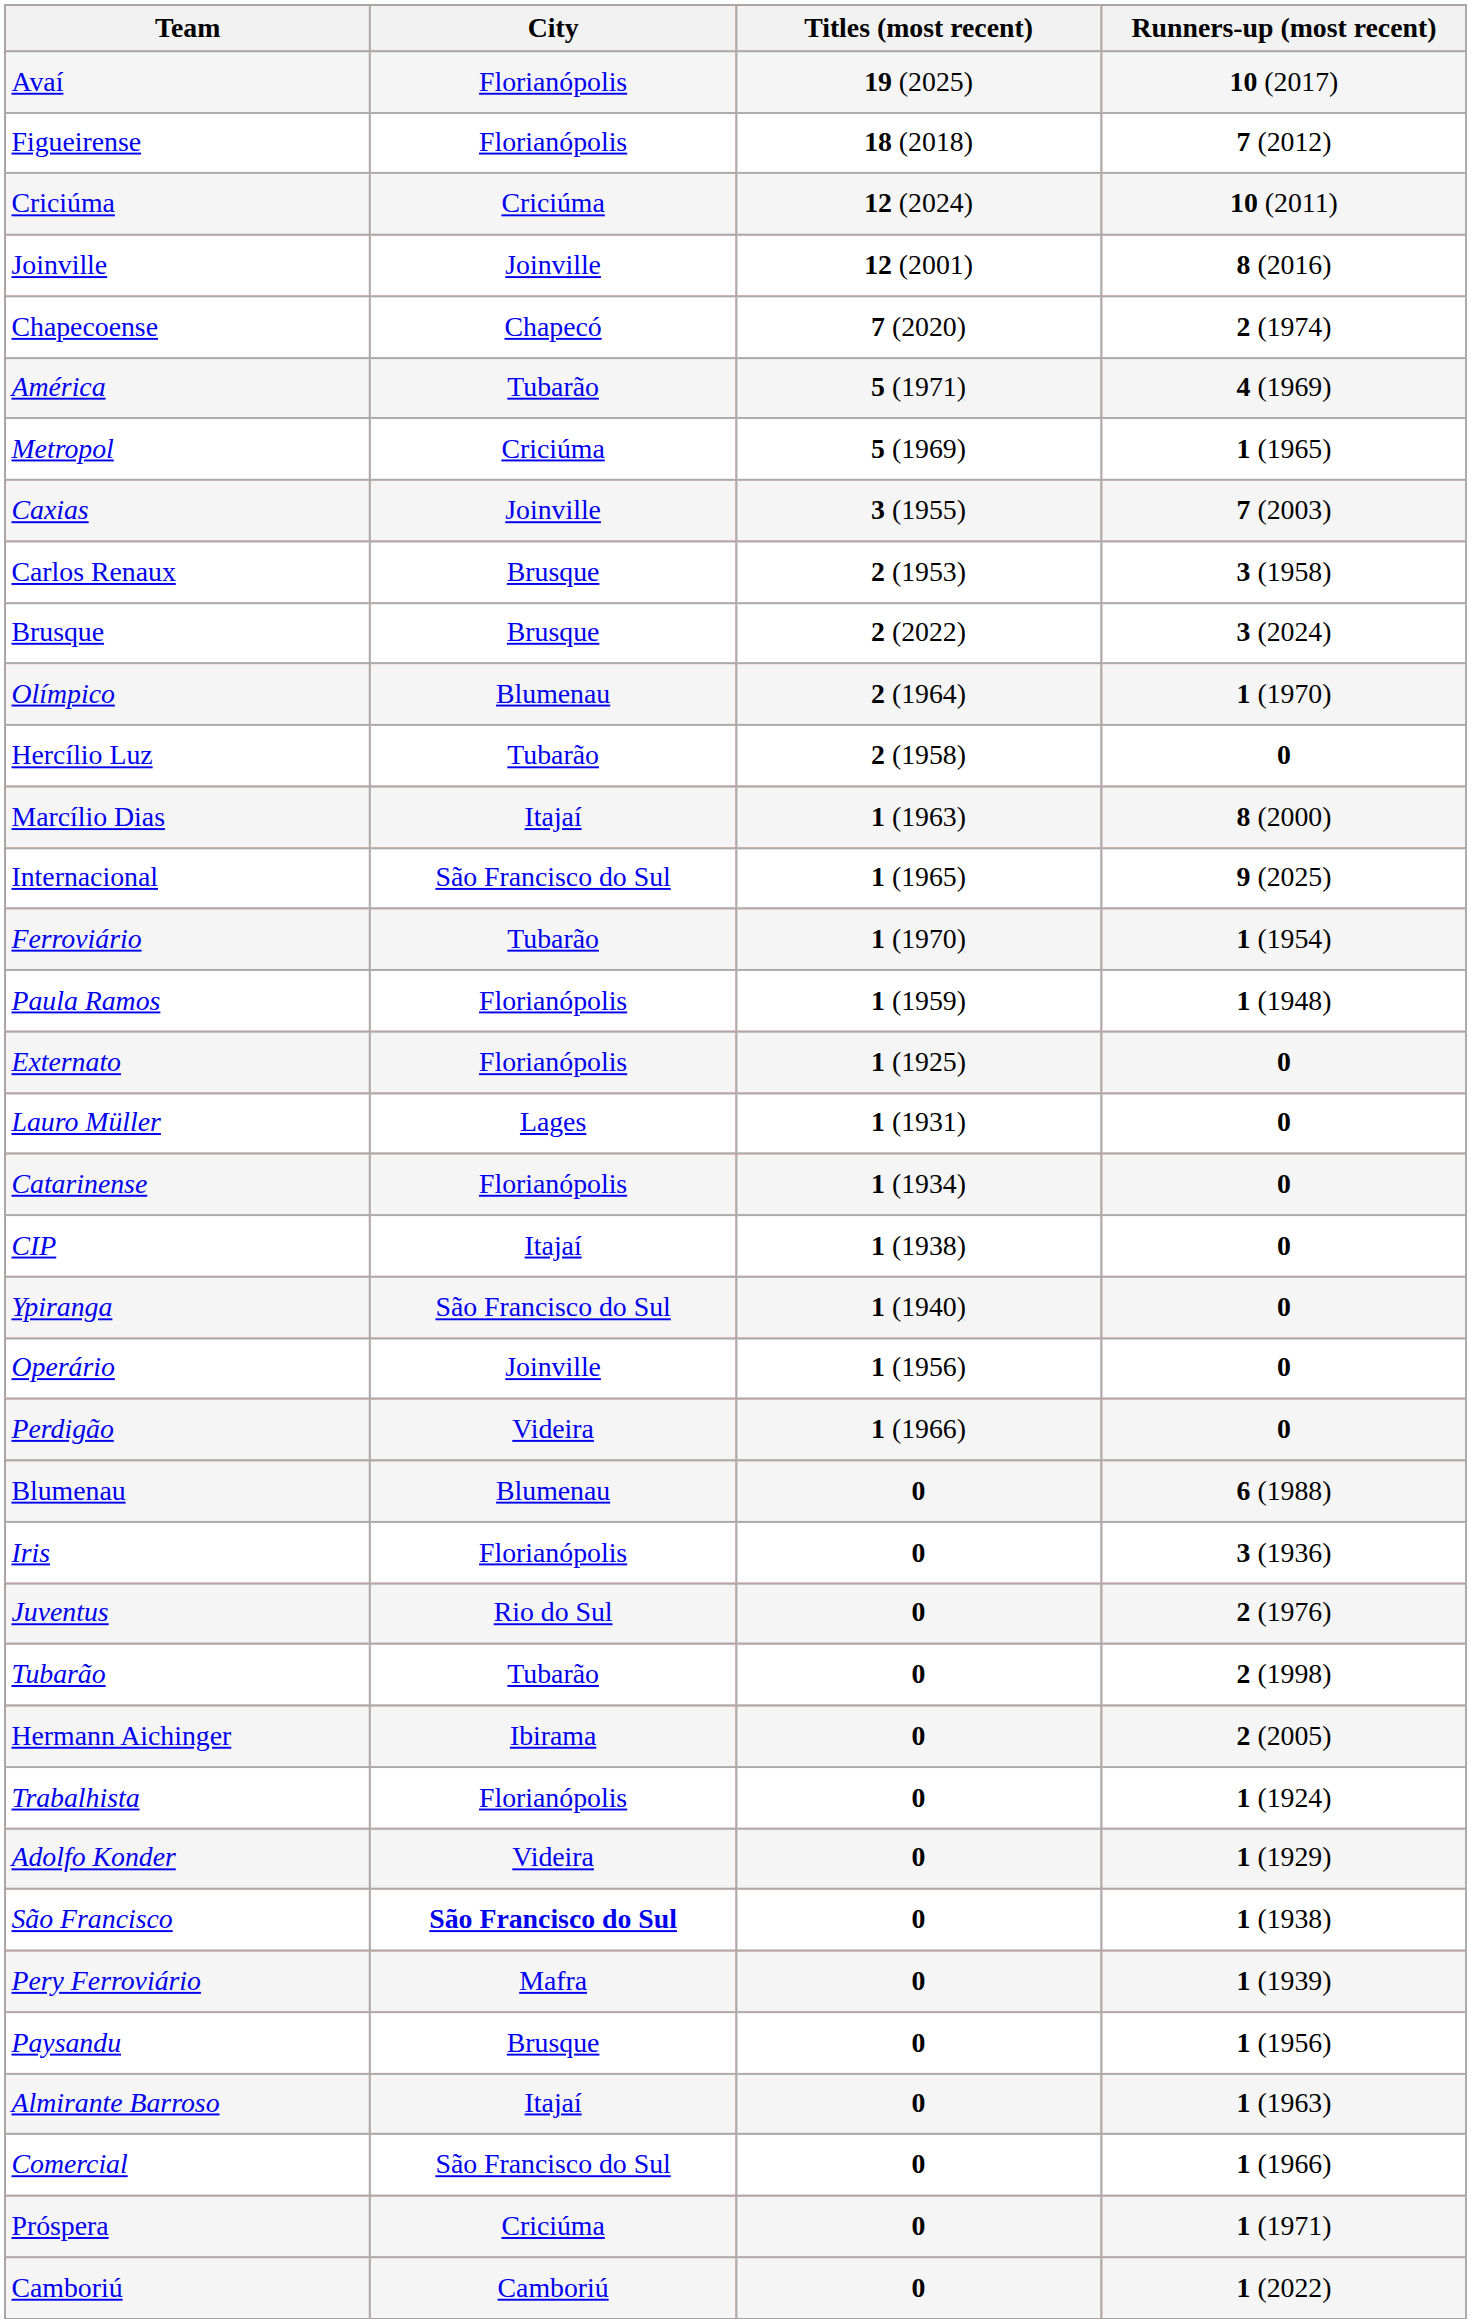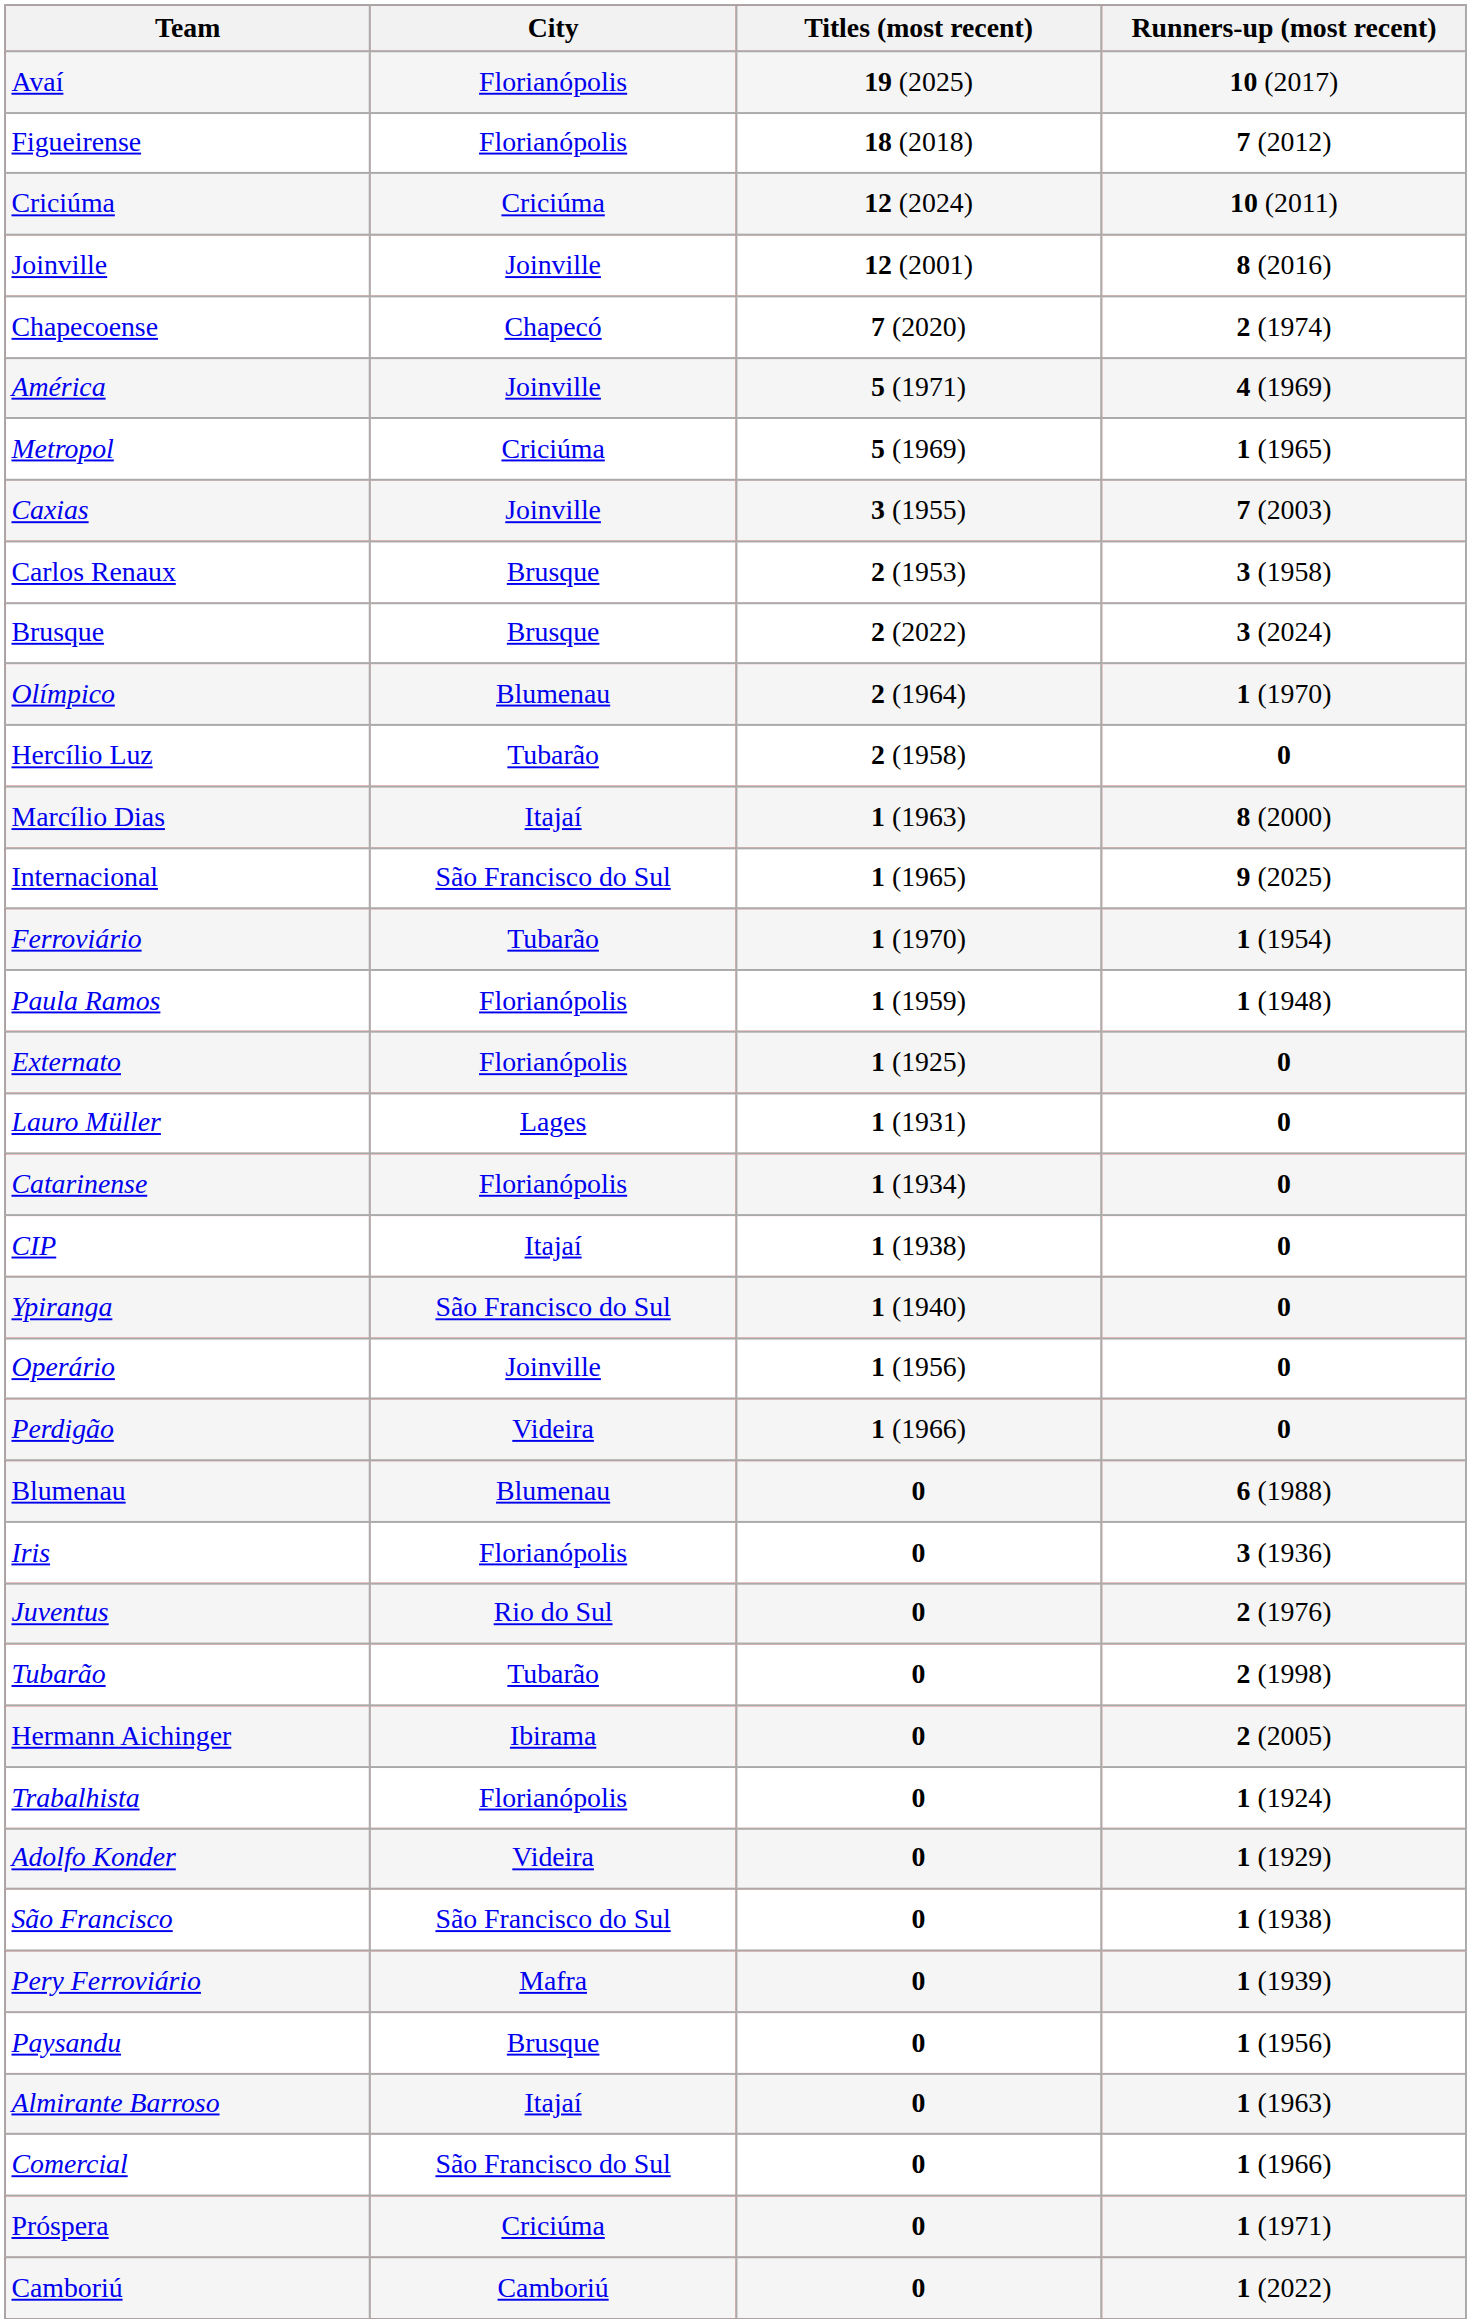(553, 387) Tubarão -> (553, 387) Joinville
(553, 1919) bold -> (553, 1919) normal
